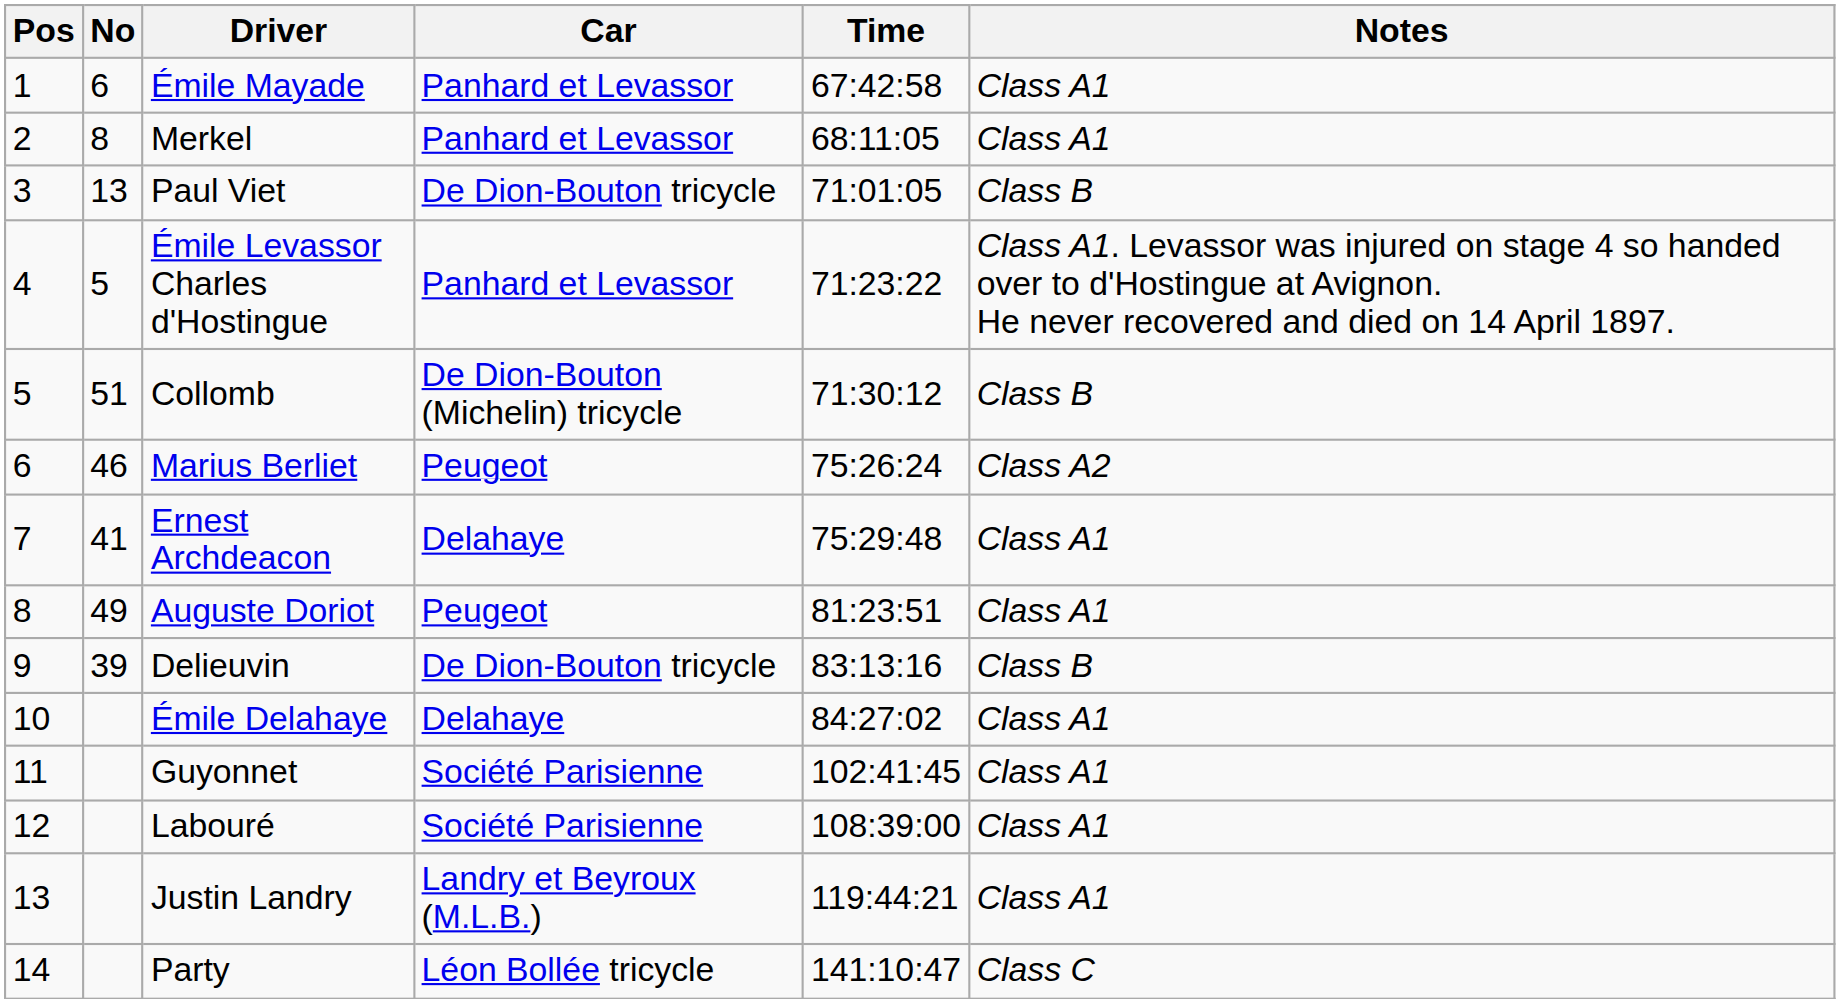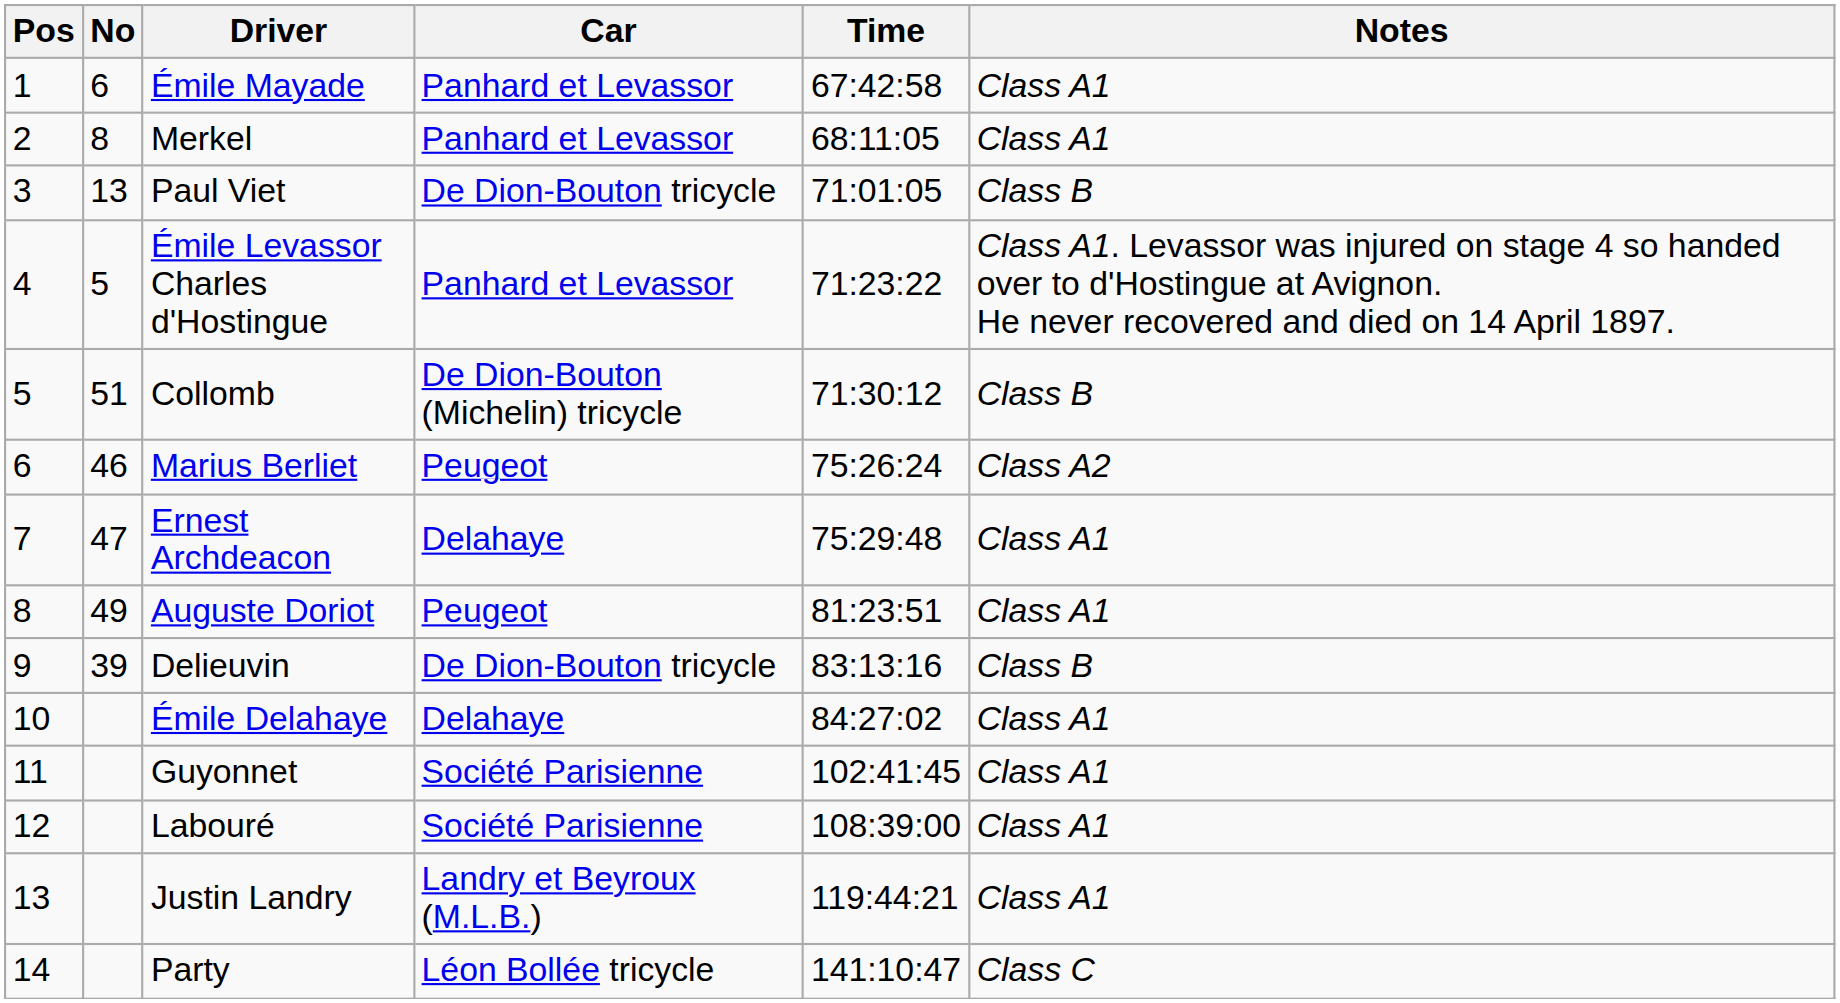(109, 538) 41 -> (109, 538) 47
